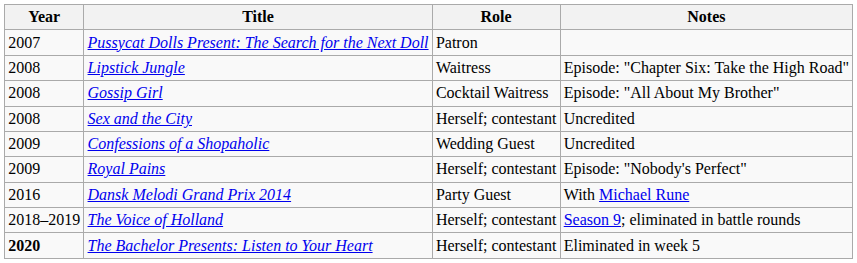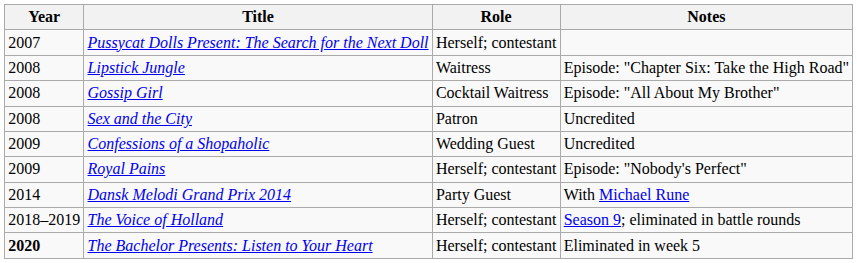(457, 42) Patron -> (496, 42) Herself; contestant
(496, 118) Herself; contestant -> (457, 118) Patron
(24, 194) 2016 -> (24, 194) 2014
